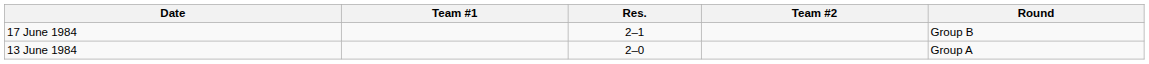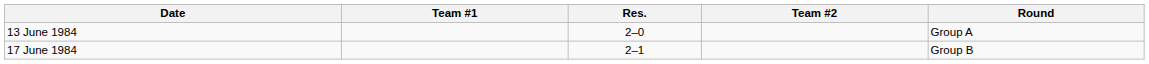rows swapped: (42, 50) <-> (42, 31)
